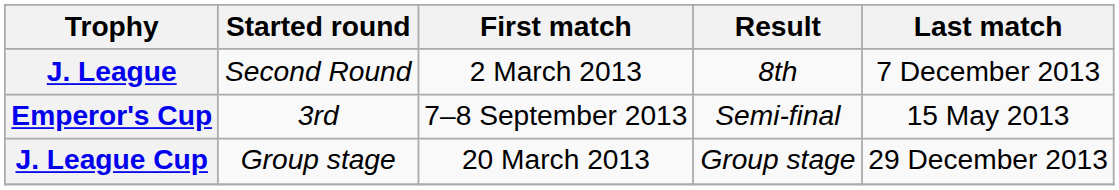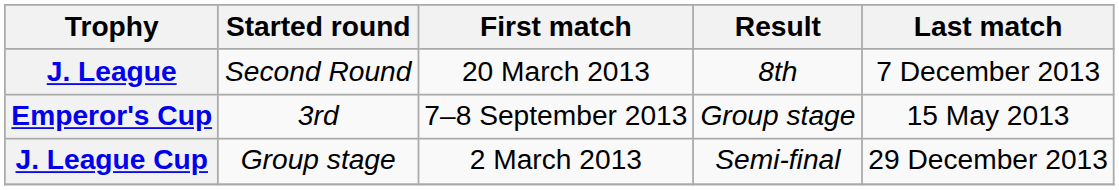(556, 71) 2 March 2013 -> (556, 71) 20 March 2013
(778, 116) Semi-final -> (778, 116) Group stage
(556, 160) 20 March 2013 -> (556, 160) 2 March 2013
(778, 160) Group stage -> (778, 160) Semi-final
